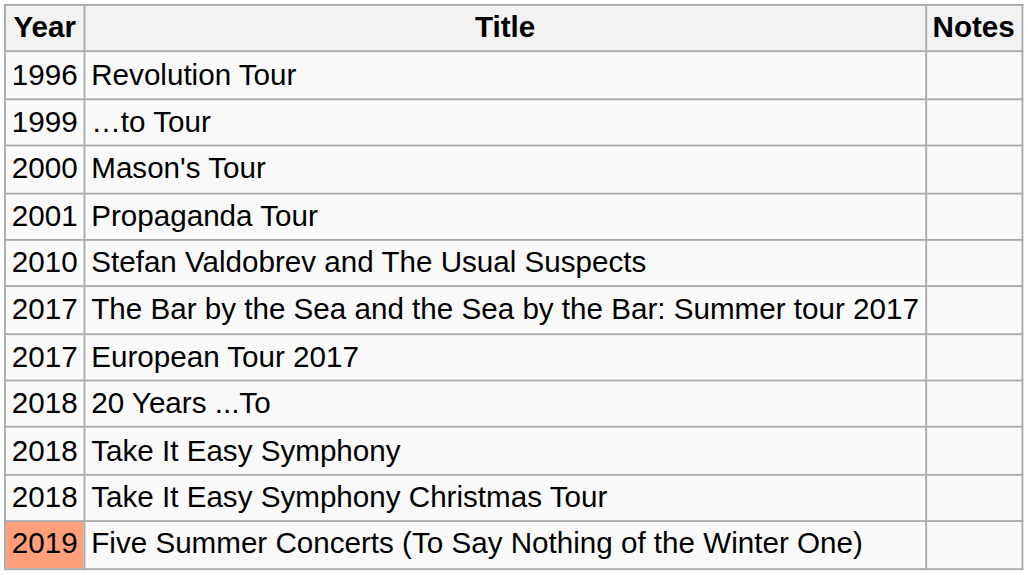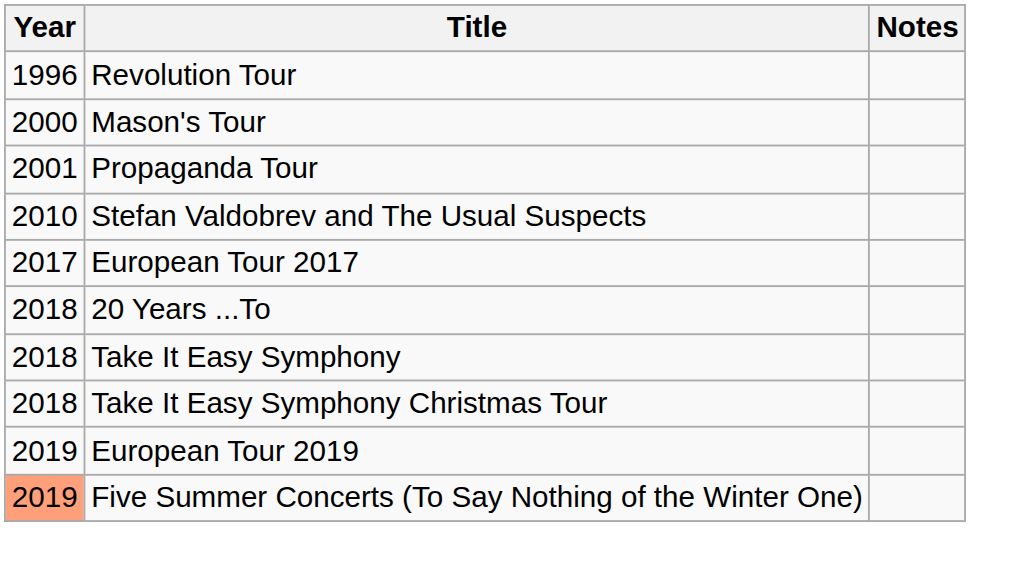- row: (151, 121)
- row: (505, 309)
+ row: (225, 450)
